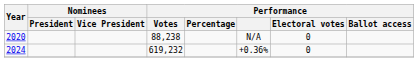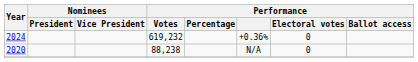rows swapped: (16, 50) <-> (16, 37)
